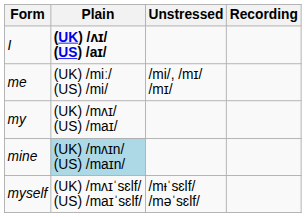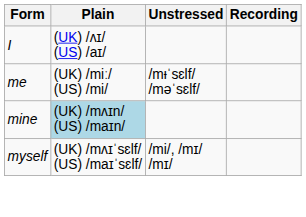(81, 44) bold -> (80, 44) normal
(175, 82) /mi/, /mɪ/ /mɪ/ -> (174, 82) /mᵻˈsɛlf/ /məˈsɛlf/
- row: (17, 119)
(174, 194) /mᵻˈsɛlf/ /məˈsɛlf/ -> (175, 156) /mi/, /mɪ/ /mɪ/
